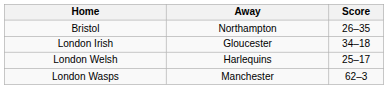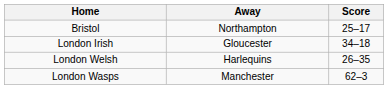(356, 28) 26–35 -> (356, 28) 25–17
(356, 60) 25–17 -> (356, 60) 26–35
